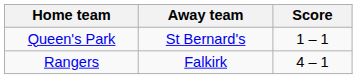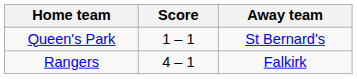columns swapped: (312, 16) <-> (206, 16)
